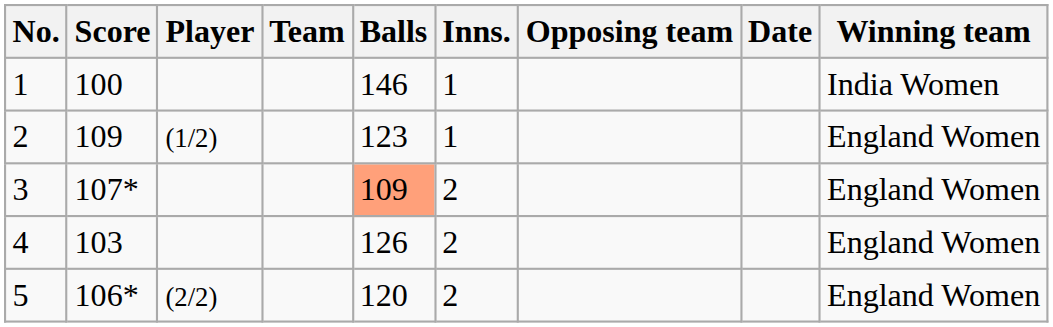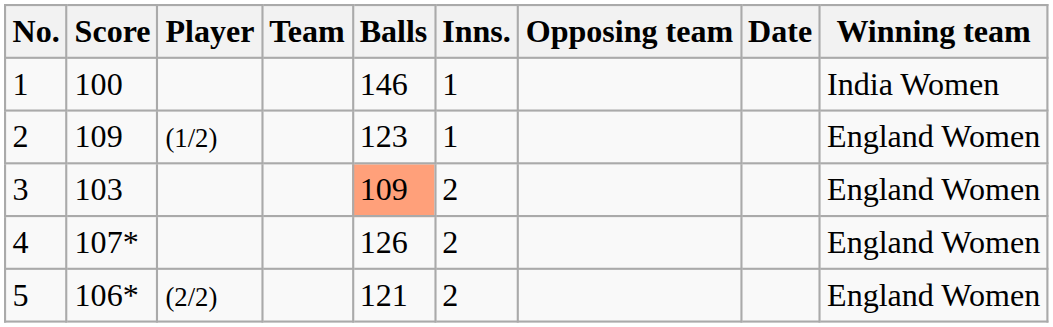(107, 189) 107* -> (99, 189) 103
(99, 242) 103 -> (107, 242) 107*
(384, 295) 120 -> (384, 295) 121
